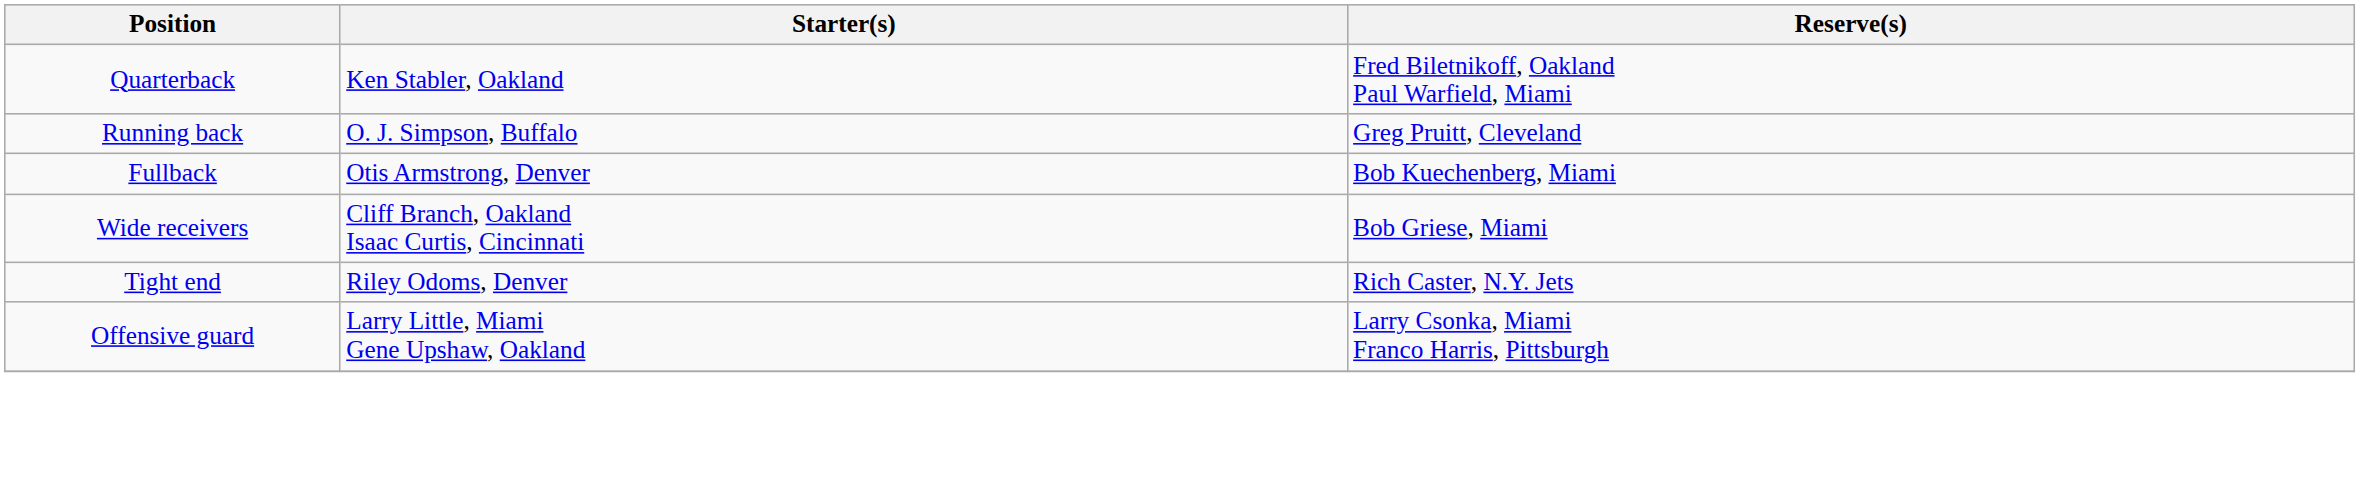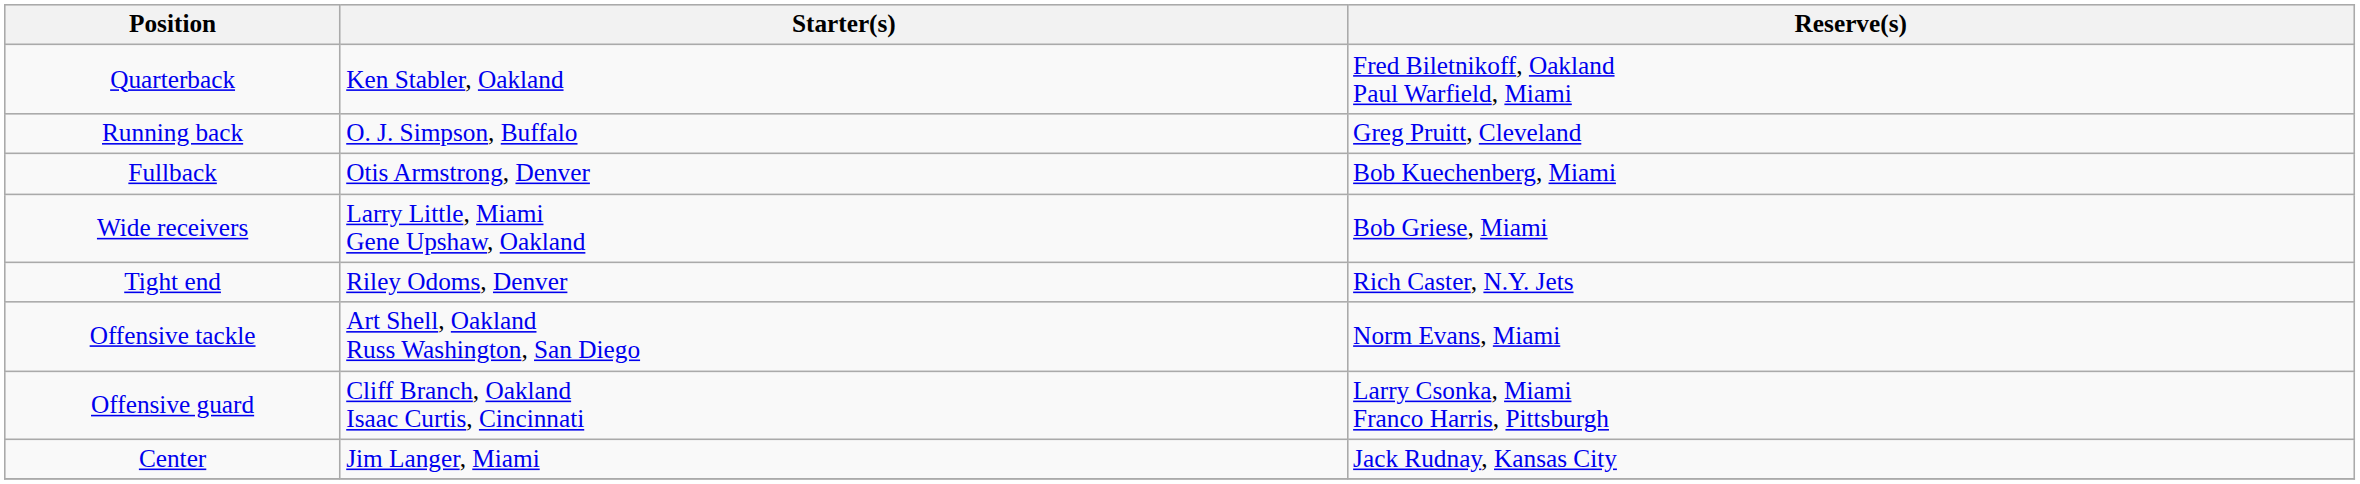(465, 227) Cliff Branch, Oakland Isaac Curtis, Cincinnati -> (466, 227) Larry Little, Miami Gene Upshaw, Oakland
+ row: (173, 336)
(466, 336) Larry Little, Miami Gene Upshaw, Oakland -> (465, 404) Cliff Branch, Oakland Isaac Curtis, Cincinnati
+ row: (173, 459)
